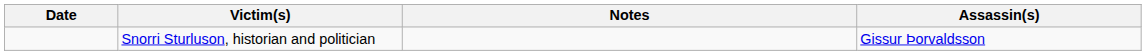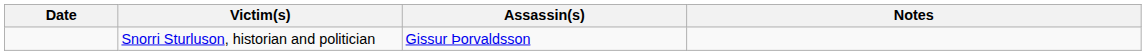columns swapped: (999, 15) <-> (630, 15)
